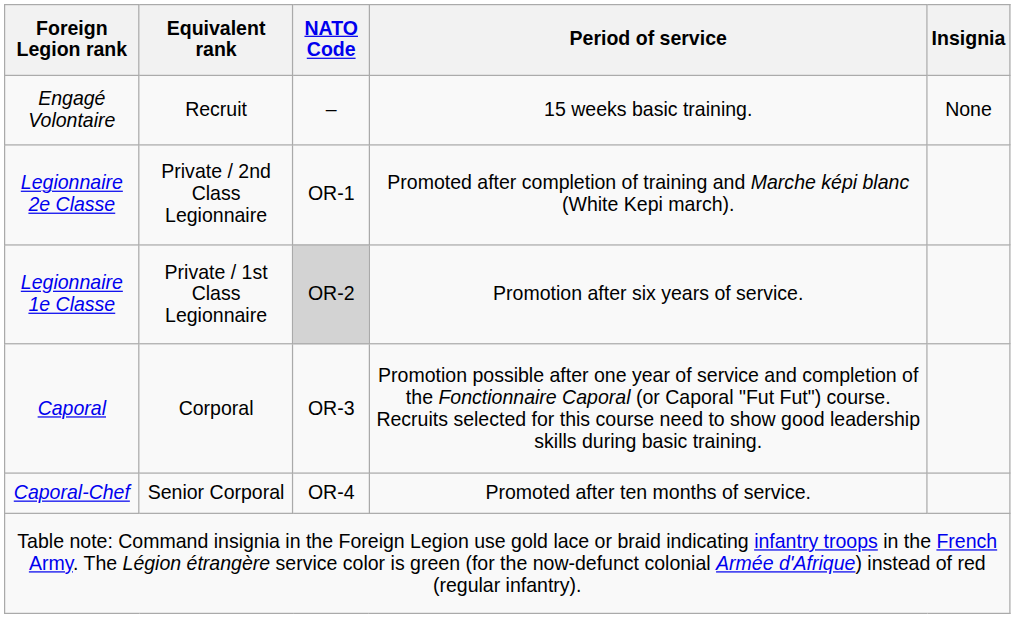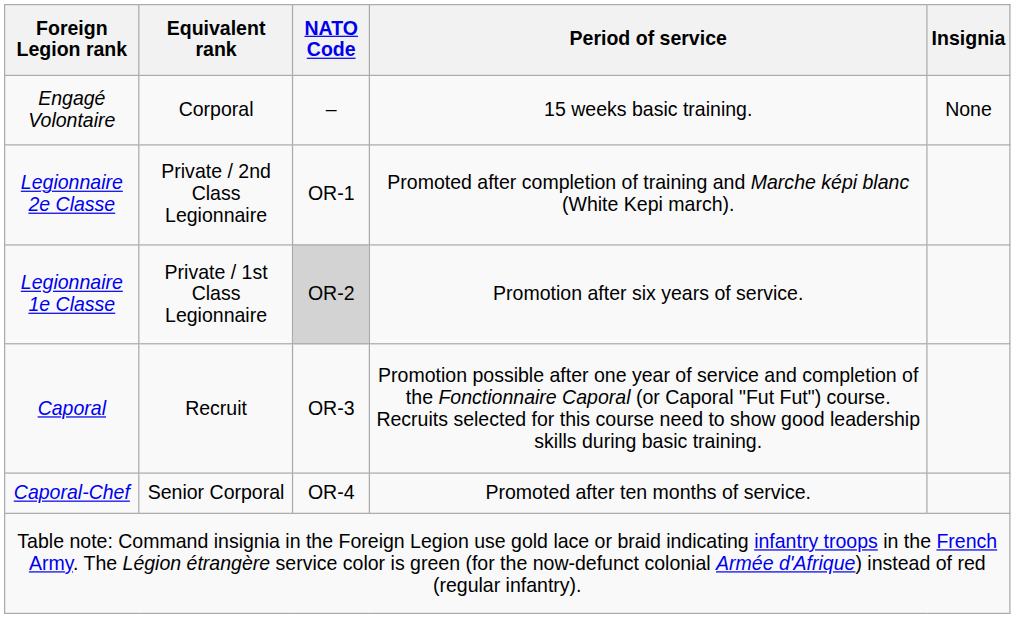(216, 109) Recruit -> (216, 109) Corporal
(216, 408) Corporal -> (216, 408) Recruit
